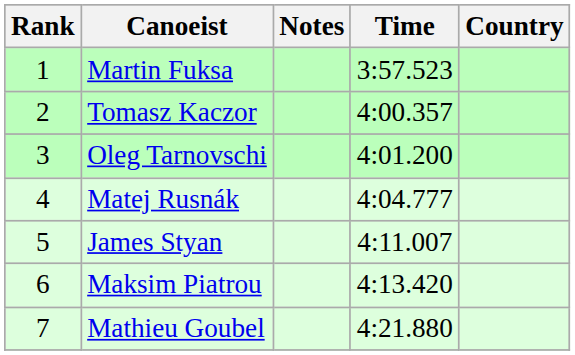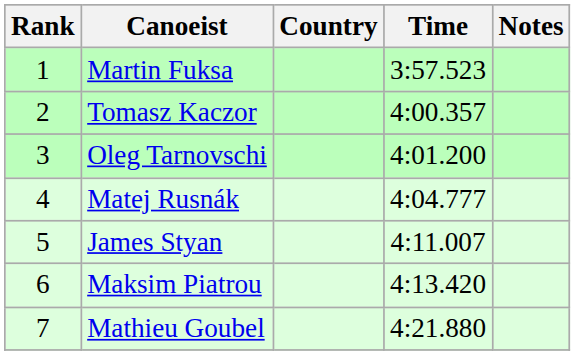columns swapped: (514, 26) <-> (312, 26)
